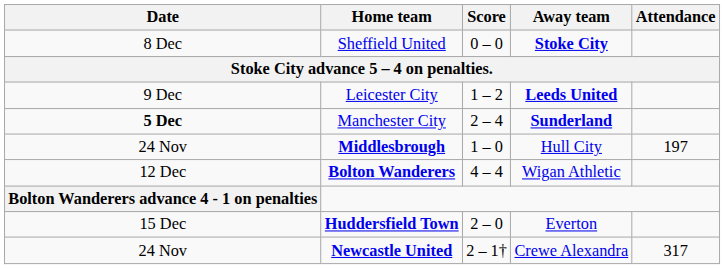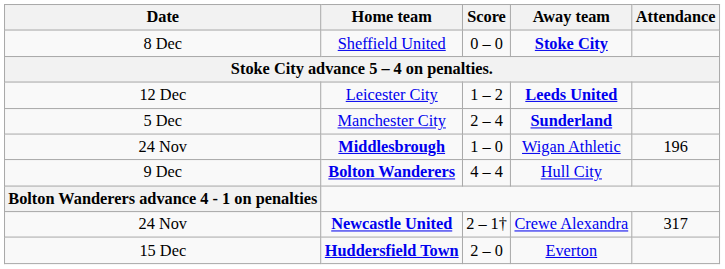(163, 95) 9 Dec -> (163, 95) 12 Dec
(163, 120) bold -> (163, 120) normal
(571, 146) Hull City -> (571, 146) Wigan Athletic
(676, 146) 197 -> (676, 146) 196
(163, 172) 12 Dec -> (163, 172) 9 Dec
(571, 172) Wigan Athletic -> (571, 172) Hull City
rows swapped: (392, 224) <-> (392, 250)
